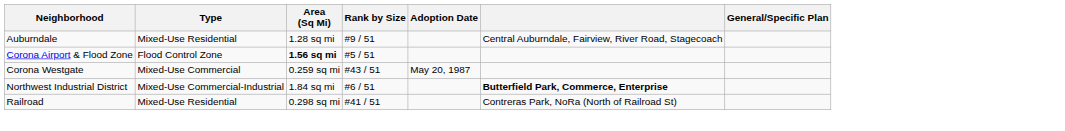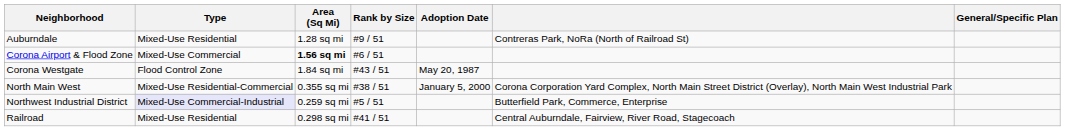(603, 39) Central Auburndale, Fairview, River Road, Stagecoach -> (592, 39) Contreras Park, NoRa (North of Railroad St)
(180, 54) Flood Control Zone -> (189, 54) Mixed-Use Commercial
(360, 54) #5 / 51 -> (369, 54) #6 / 51
(189, 70) Mixed-Use Commercial -> (180, 70) Flood Control Zone
(314, 70) 0.259 sq mi -> (320, 70) 1.84 sq mi
+ row: (43, 86)
(211, 86) no background -> (211, 102) lavender background
(312, 86) 1.84 sq mi -> (323, 102) 0.259 sq mi
(360, 86) #6 / 51 -> (369, 102) #5 / 51
(575, 86) bold -> (581, 102) normal
(580, 102) Contreras Park, NoRa (North of Railroad St) -> (615, 117) Central Auburndale, Fairview, River Road, Stagecoach
